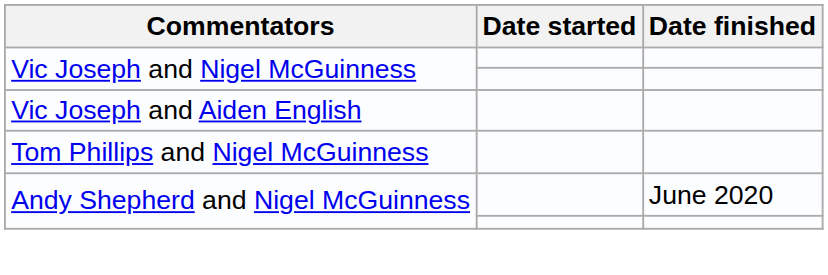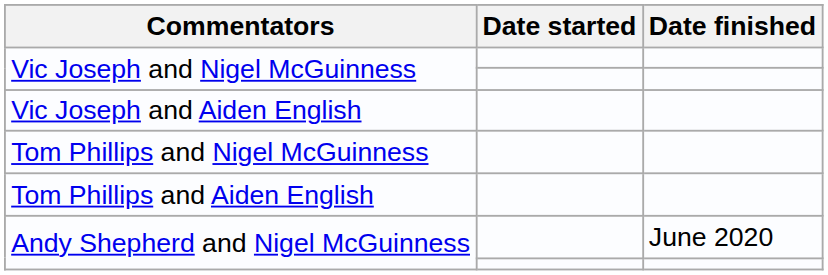+ row: (192, 195)
